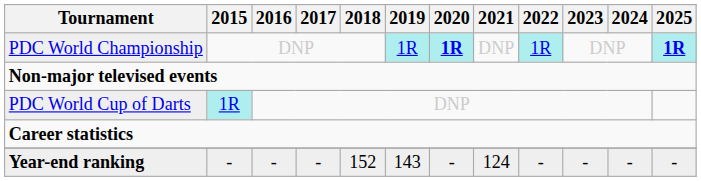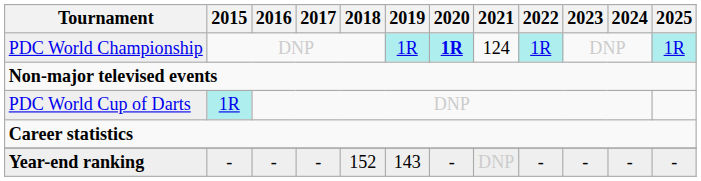(496, 47) DNP -> (496, 47) 124
(674, 47) bold -> (674, 47) normal
(496, 162) 124 -> (496, 162) DNP
